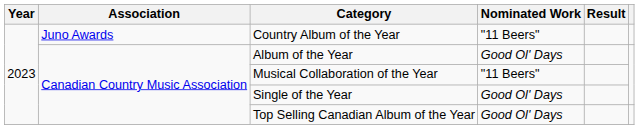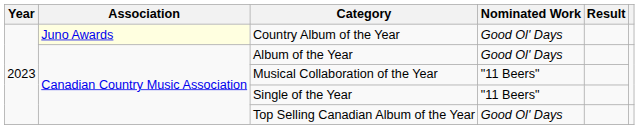(77, 34) no background -> (77, 34) lightyellow background
(510, 34) "11 Beers" -> (522, 34) Good Ol' Days
(522, 94) Good Ol' Days -> (510, 94) "11 Beers"
